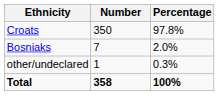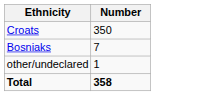- column: (182, 13)
